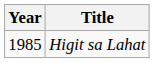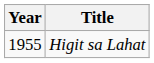(25, 44) 1985 -> (25, 44) 1955
